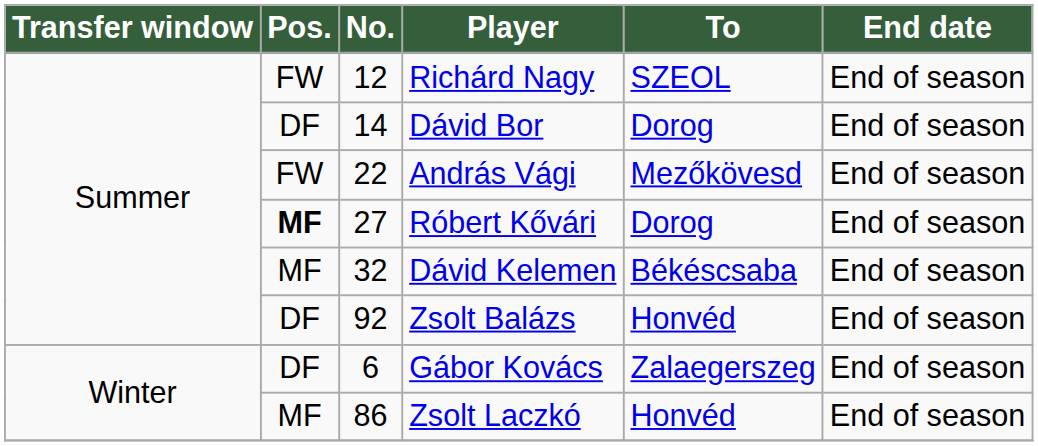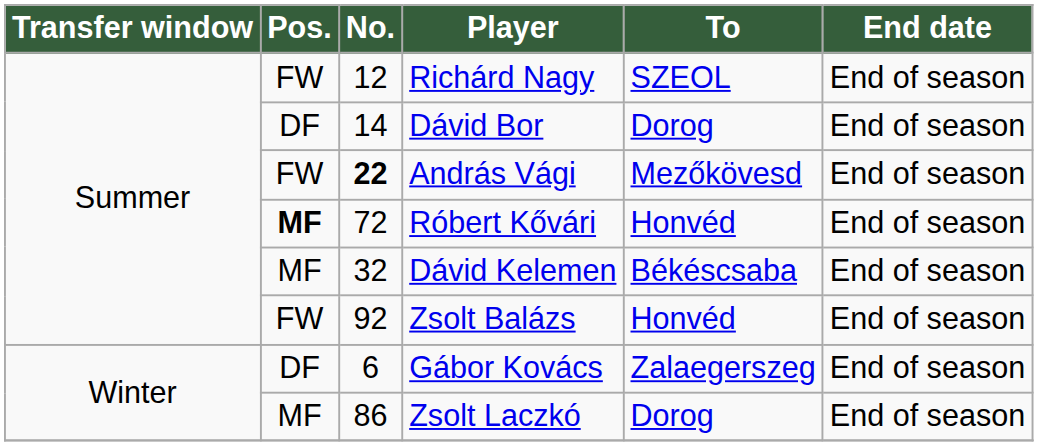(370, 174) normal -> (370, 174) bold
(370, 222) 27 -> (370, 222) 72
(672, 222) Dorog -> (683, 222) Honvéd
(299, 319) DF -> (299, 319) FW
(683, 416) Honvéd -> (672, 416) Dorog
